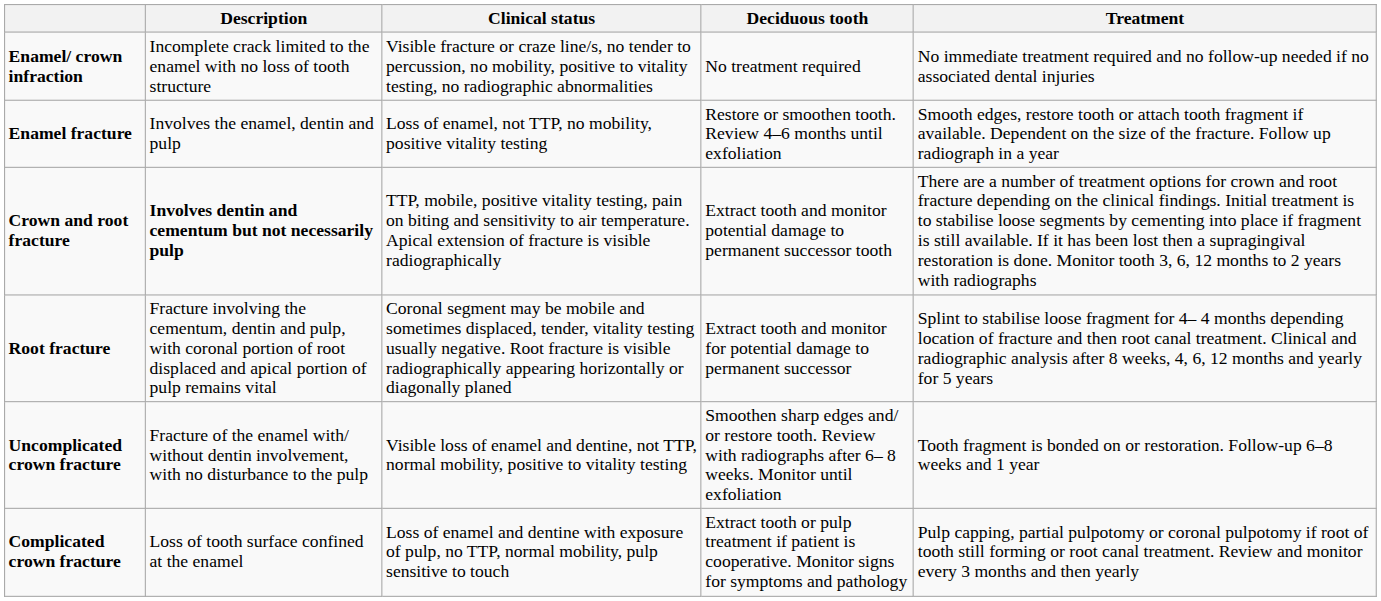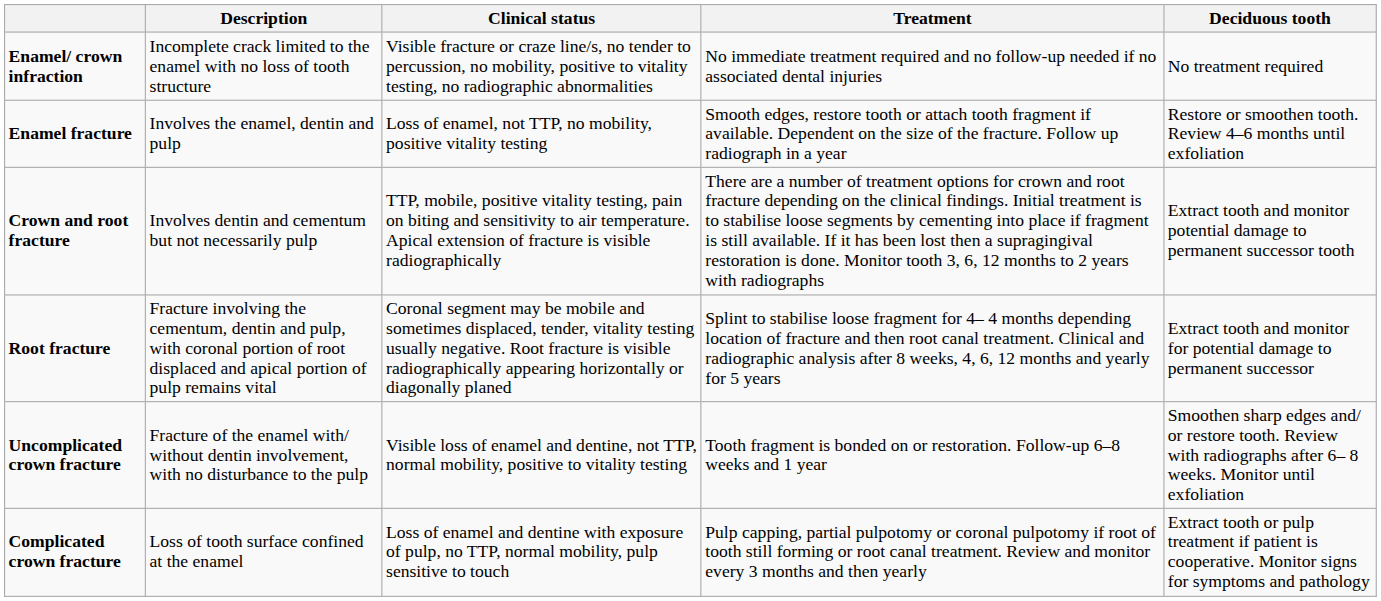columns swapped: (1145, 18) <-> (807, 18)
(261, 230) bold -> (258, 230) normal
